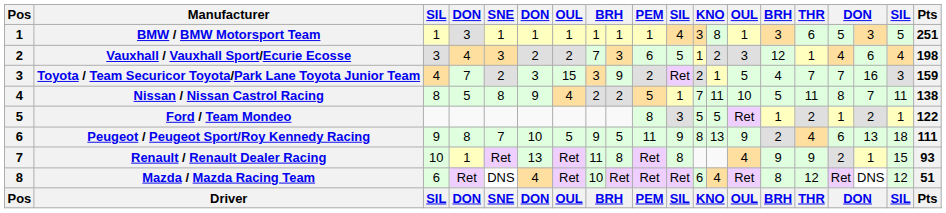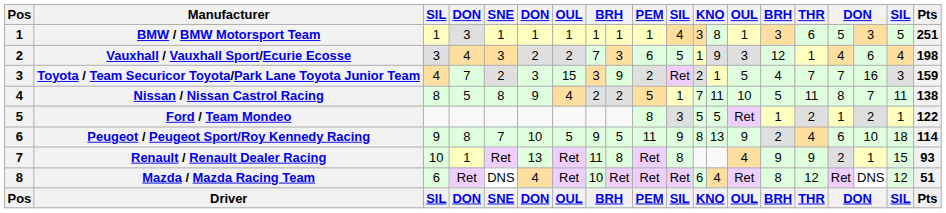(717, 55) 2 -> (717, 55) 9
(871, 136) 13 -> (871, 136) 10
(927, 136) 111 -> (927, 136) 114
